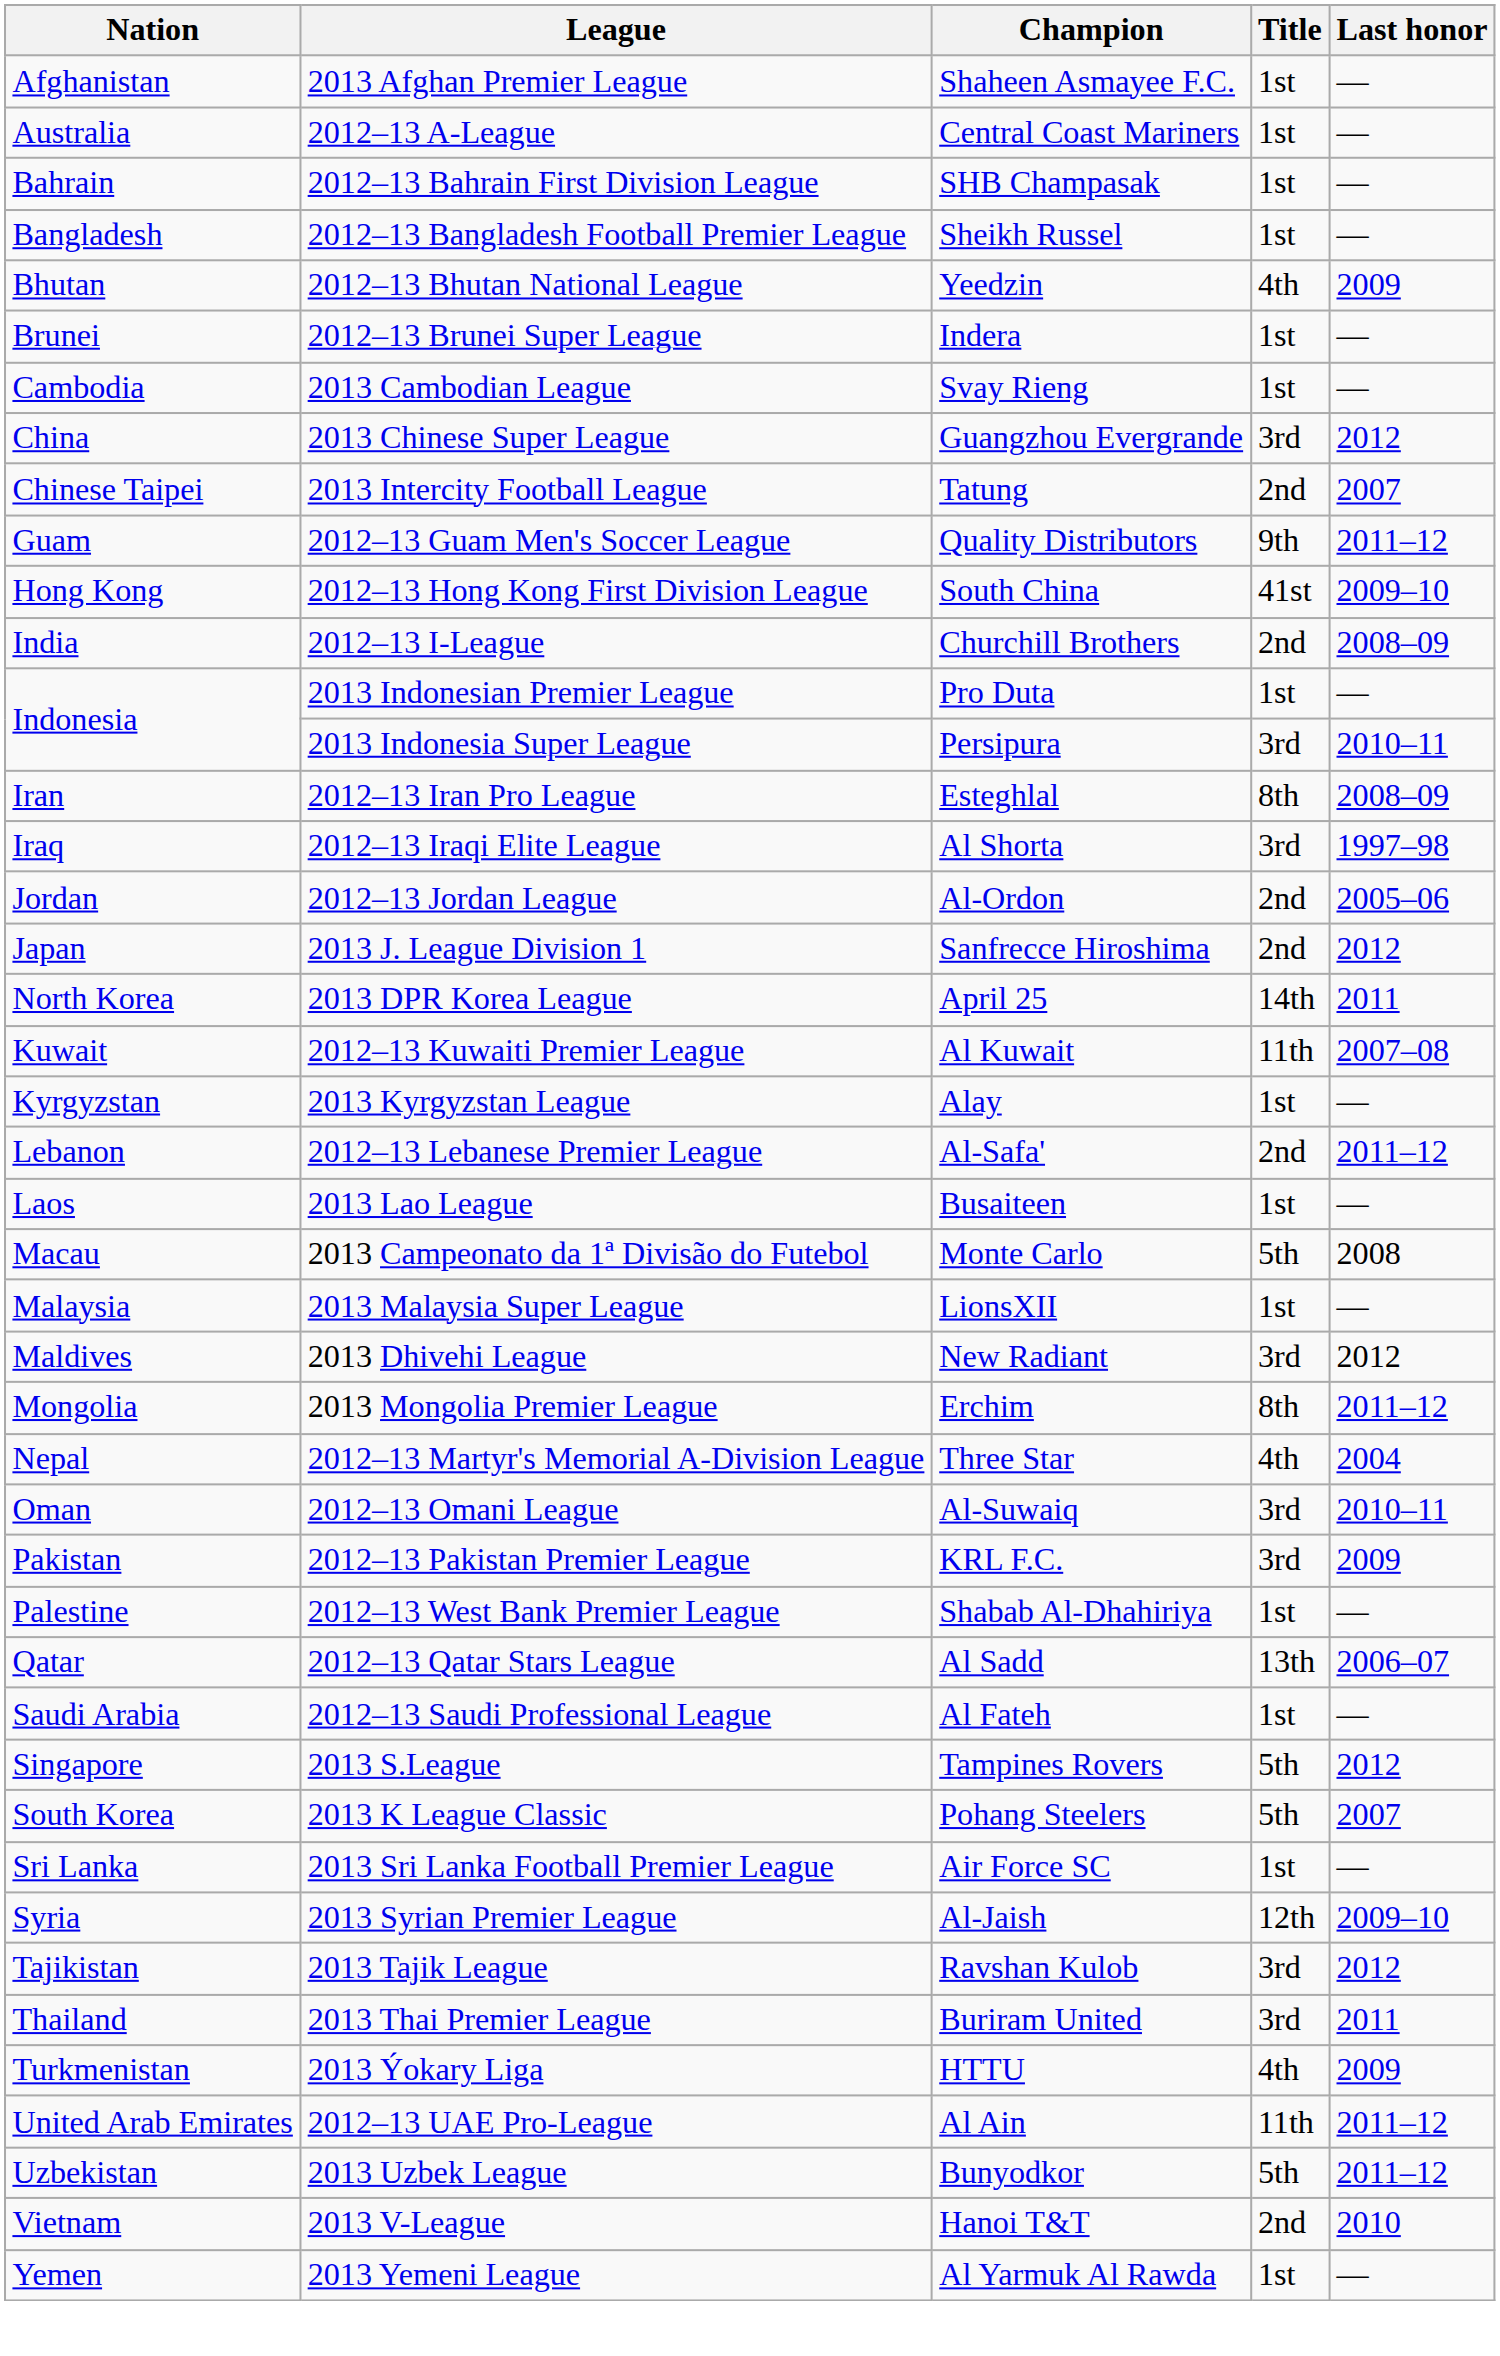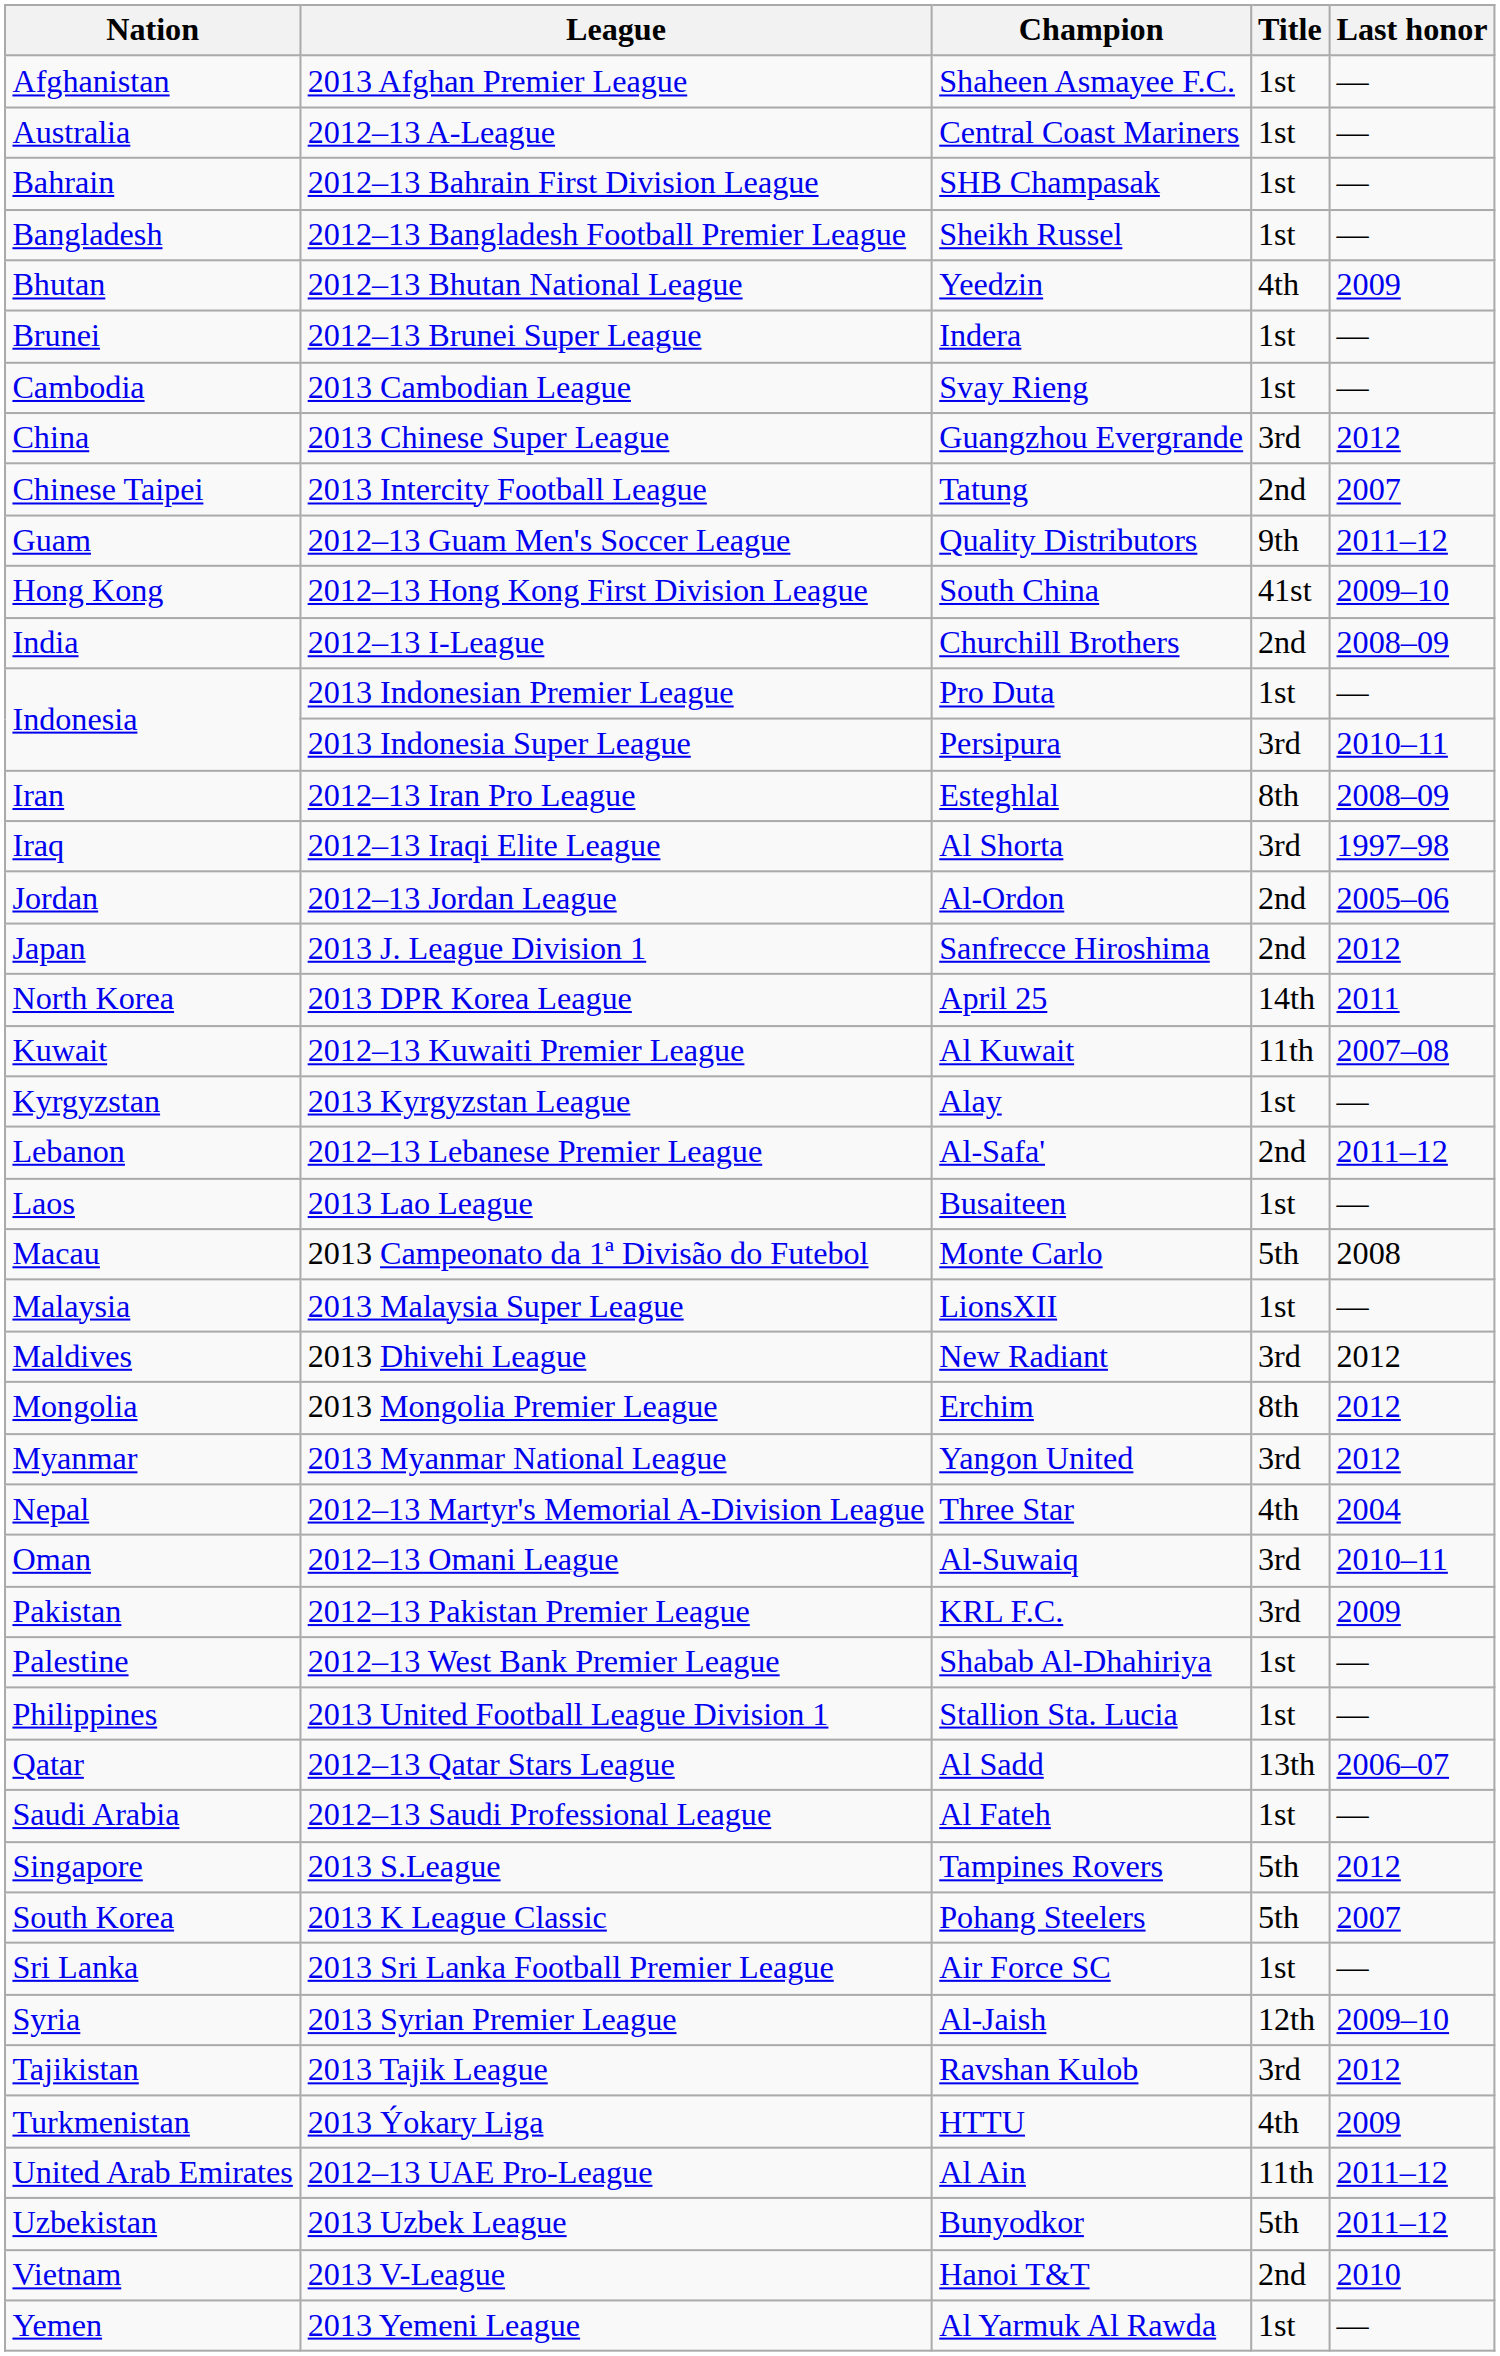(1392, 1407) 2011–12 -> (1369, 1407) 2012
+ row: (517, 1458)
+ row: (568, 1713)
- row: (479, 2019)
